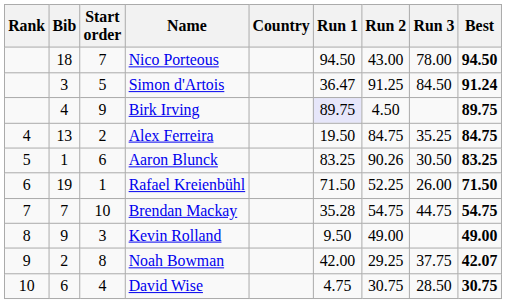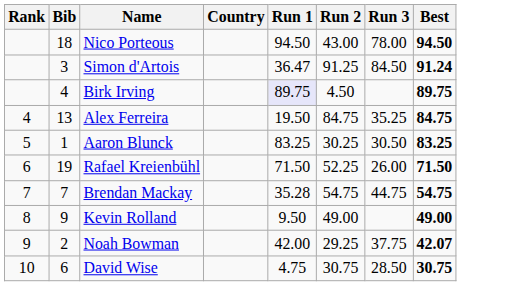- column: (102, 25)
(386, 160) 90.26 -> (341, 142) 30.25
